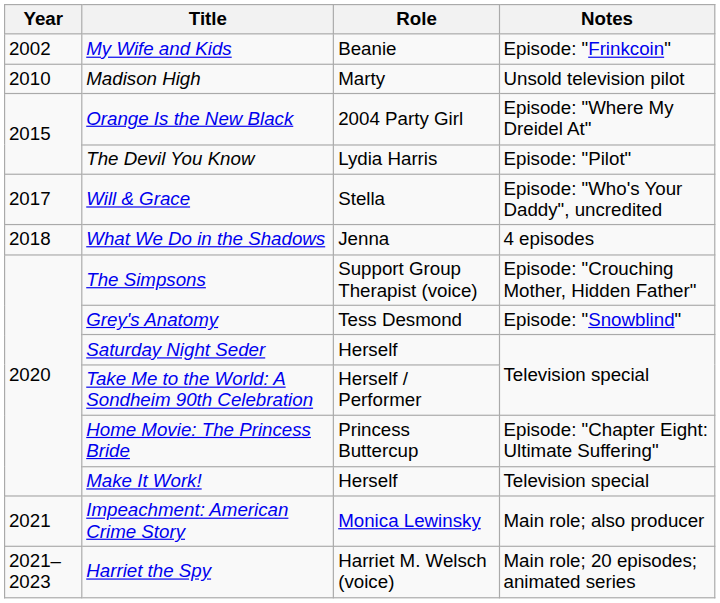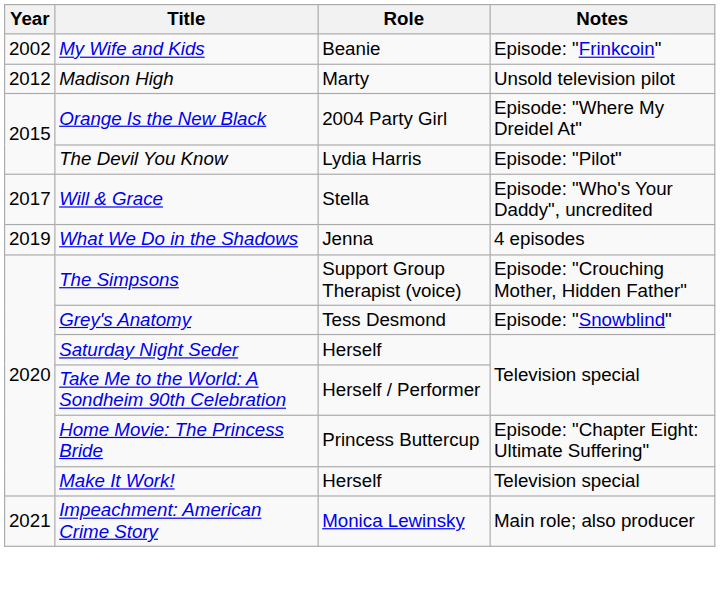(30, 78) 2010 -> (30, 78) 2012
(30, 239) 2018 -> (30, 239) 2019
- row: (149, 571)
